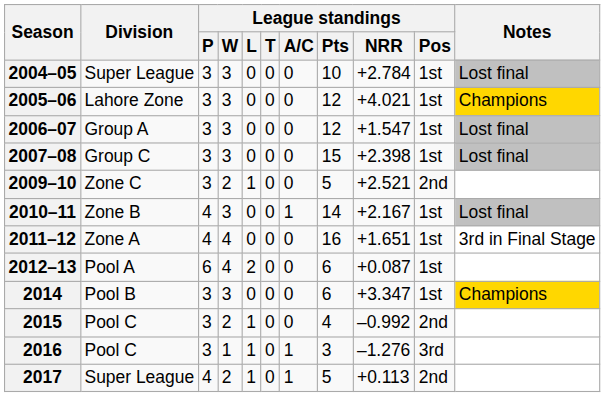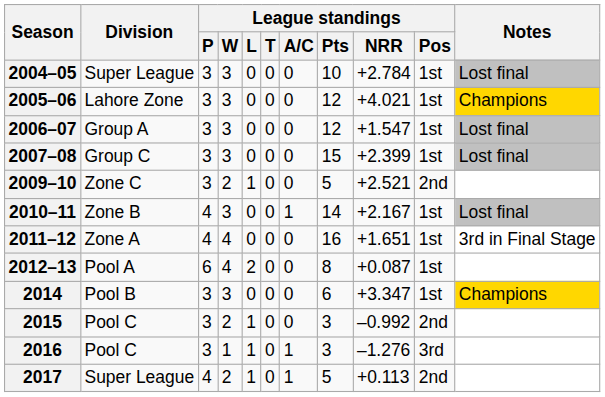(384, 156) +2.398 -> (384, 156) +2.399
(327, 267) 6 -> (327, 267) 8
(327, 322) 4 -> (327, 322) 3
